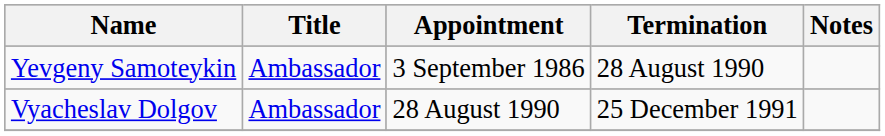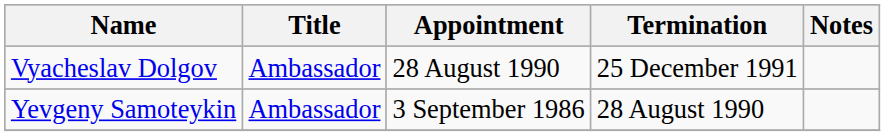rows swapped: (124, 67) <-> (114, 109)
